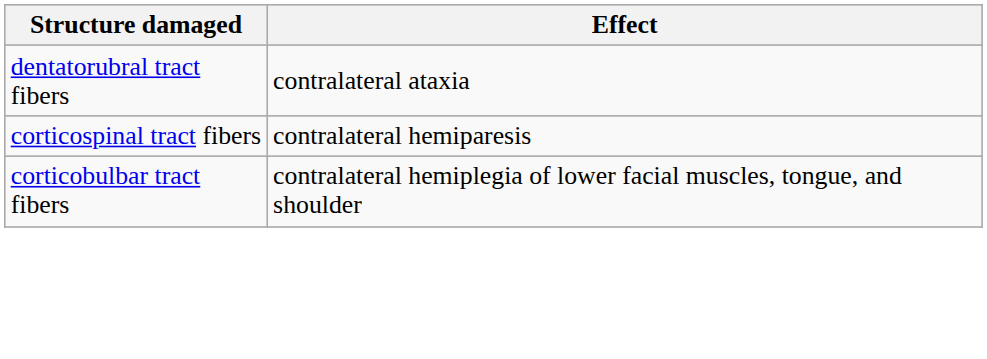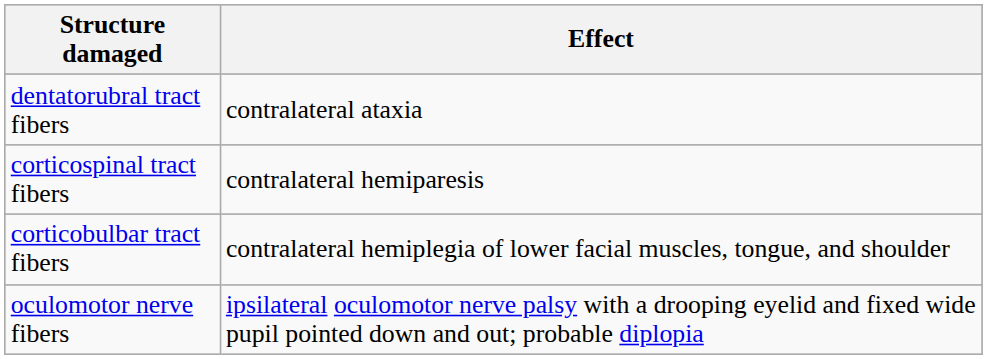+ row: (102, 318)
